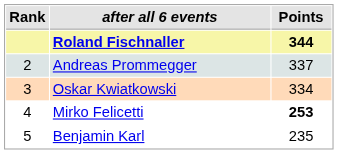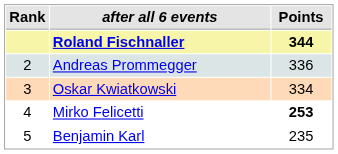(301, 66) 337 -> (301, 66) 336
